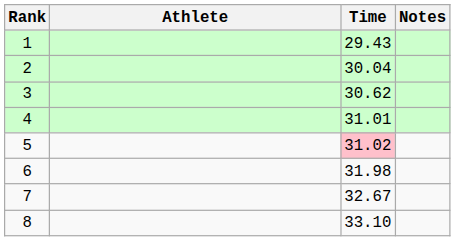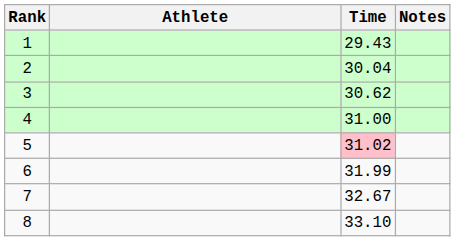(368, 120) 31.01 -> (368, 120) 31.00
(368, 171) 31.98 -> (368, 171) 31.99
